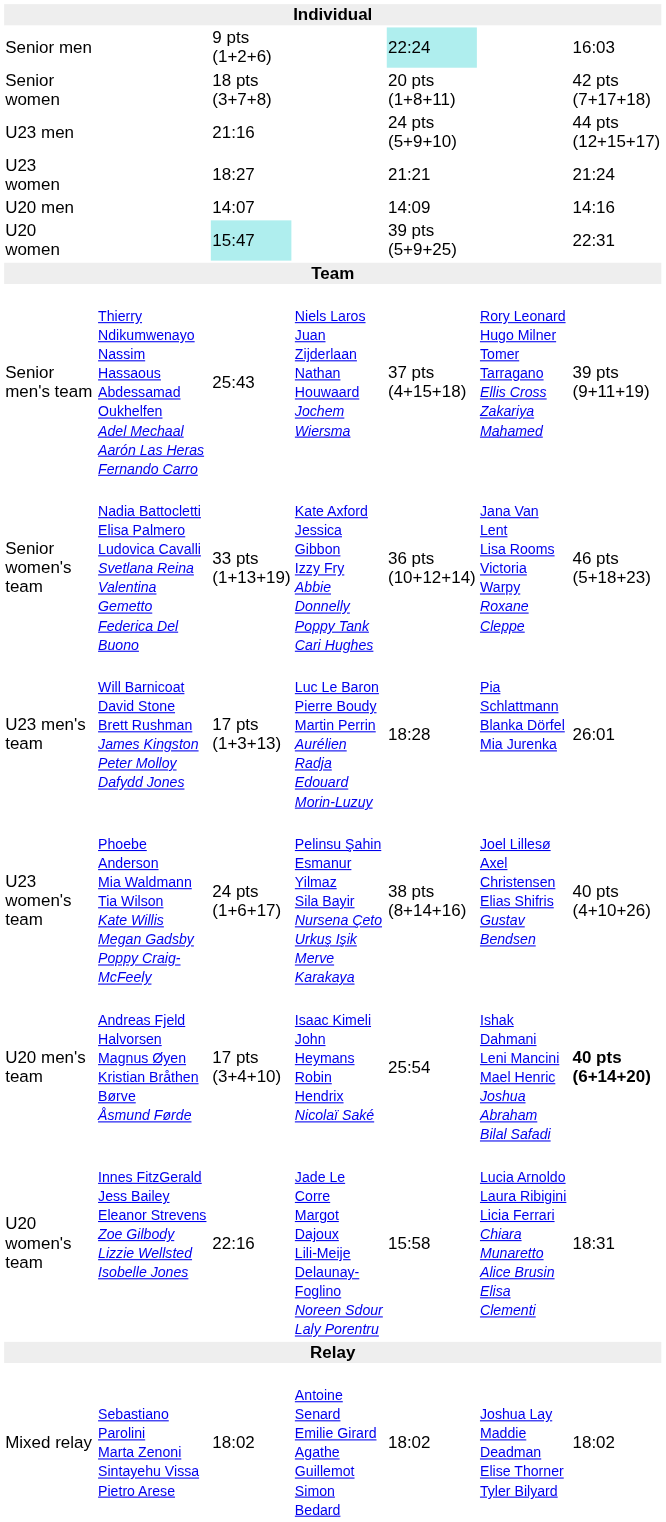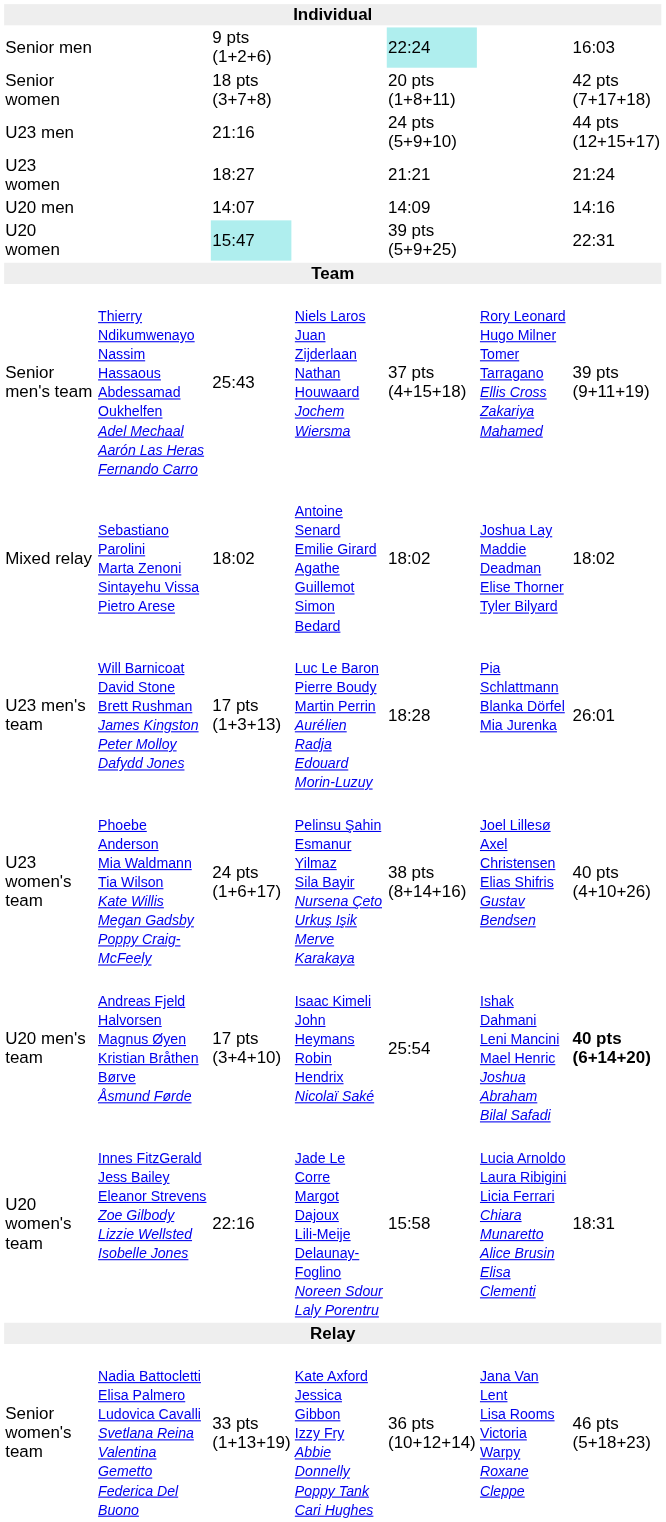rows swapped: (38, 568) <-> (49, 1442)
